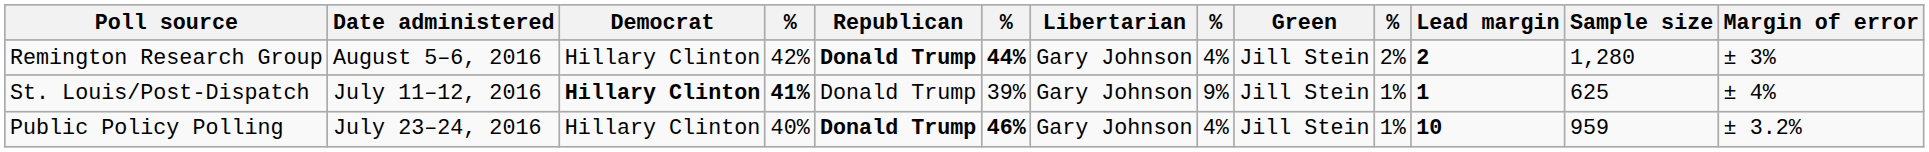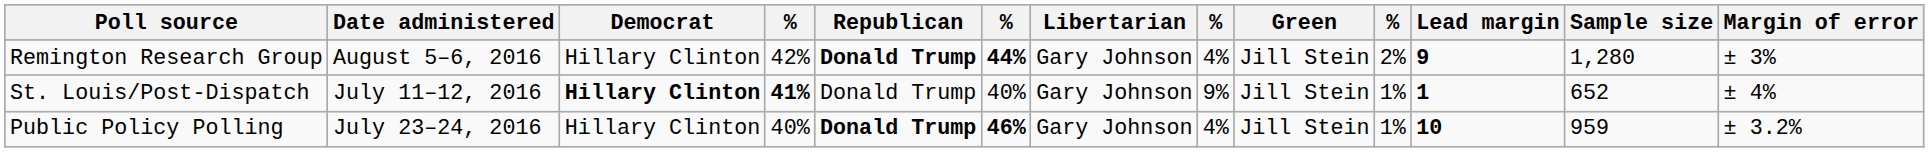(1423, 58) 2 -> (1423, 58) 9
(1006, 93) 39% -> (1006, 93) 40%
(1589, 93) 625 -> (1589, 93) 652
